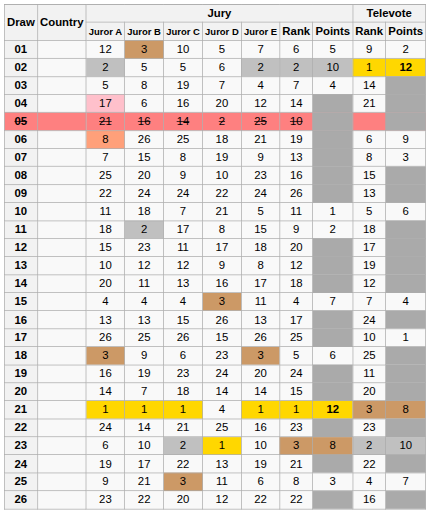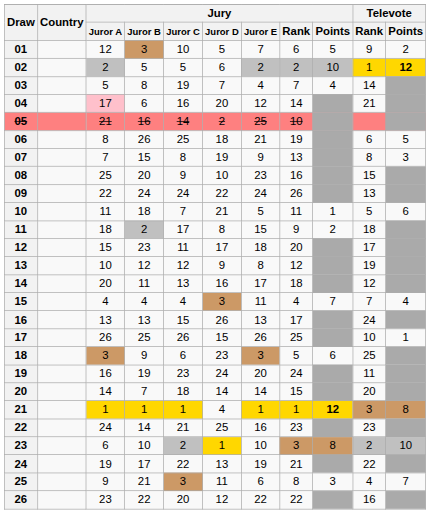(105, 139) lightsalmon background -> (105, 139) no background
(406, 139) 9 -> (406, 139) 5
